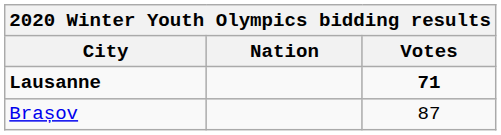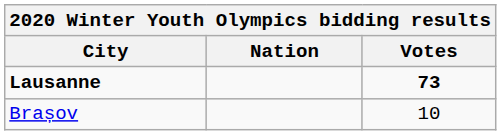(429, 83) 71 -> (429, 83) 73
(429, 114) 87 -> (429, 114) 10
